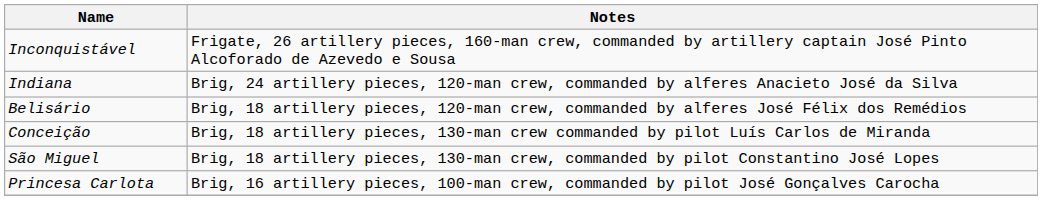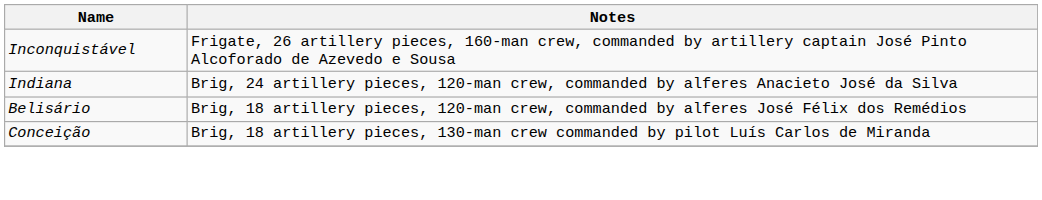- row: (54, 158)
- row: (81, 183)
